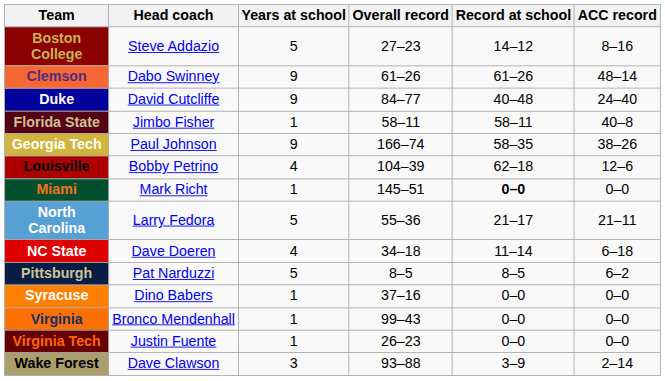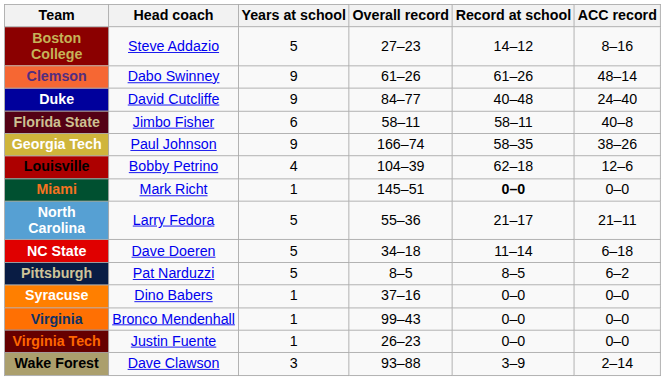(294, 122) 1 -> (294, 122) 6
(294, 251) 4 -> (294, 251) 5
